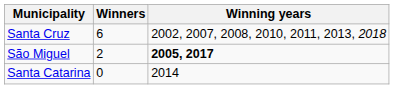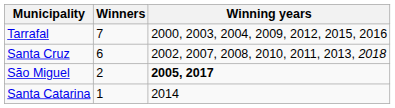+ row: (28, 34)
(100, 73) 0 -> (100, 93) 1
